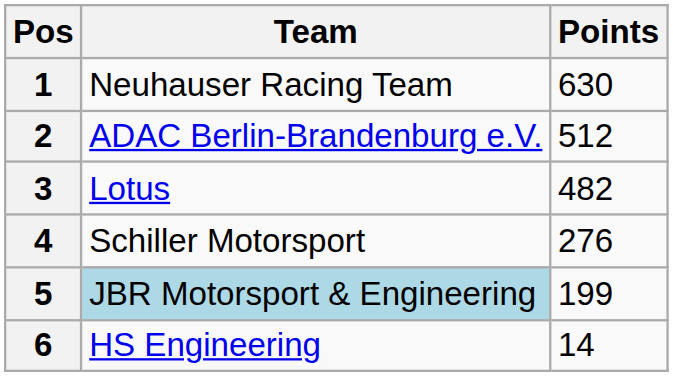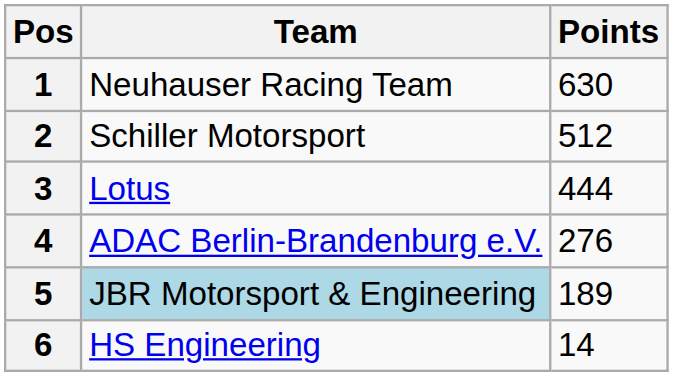(316, 136) ADAC Berlin-Brandenburg e.V. -> (227, 136) Schiller Motorsport
(586, 189) 482 -> (586, 189) 444
(227, 241) Schiller Motorsport -> (316, 241) ADAC Berlin-Brandenburg e.V.
(586, 293) 199 -> (586, 293) 189
